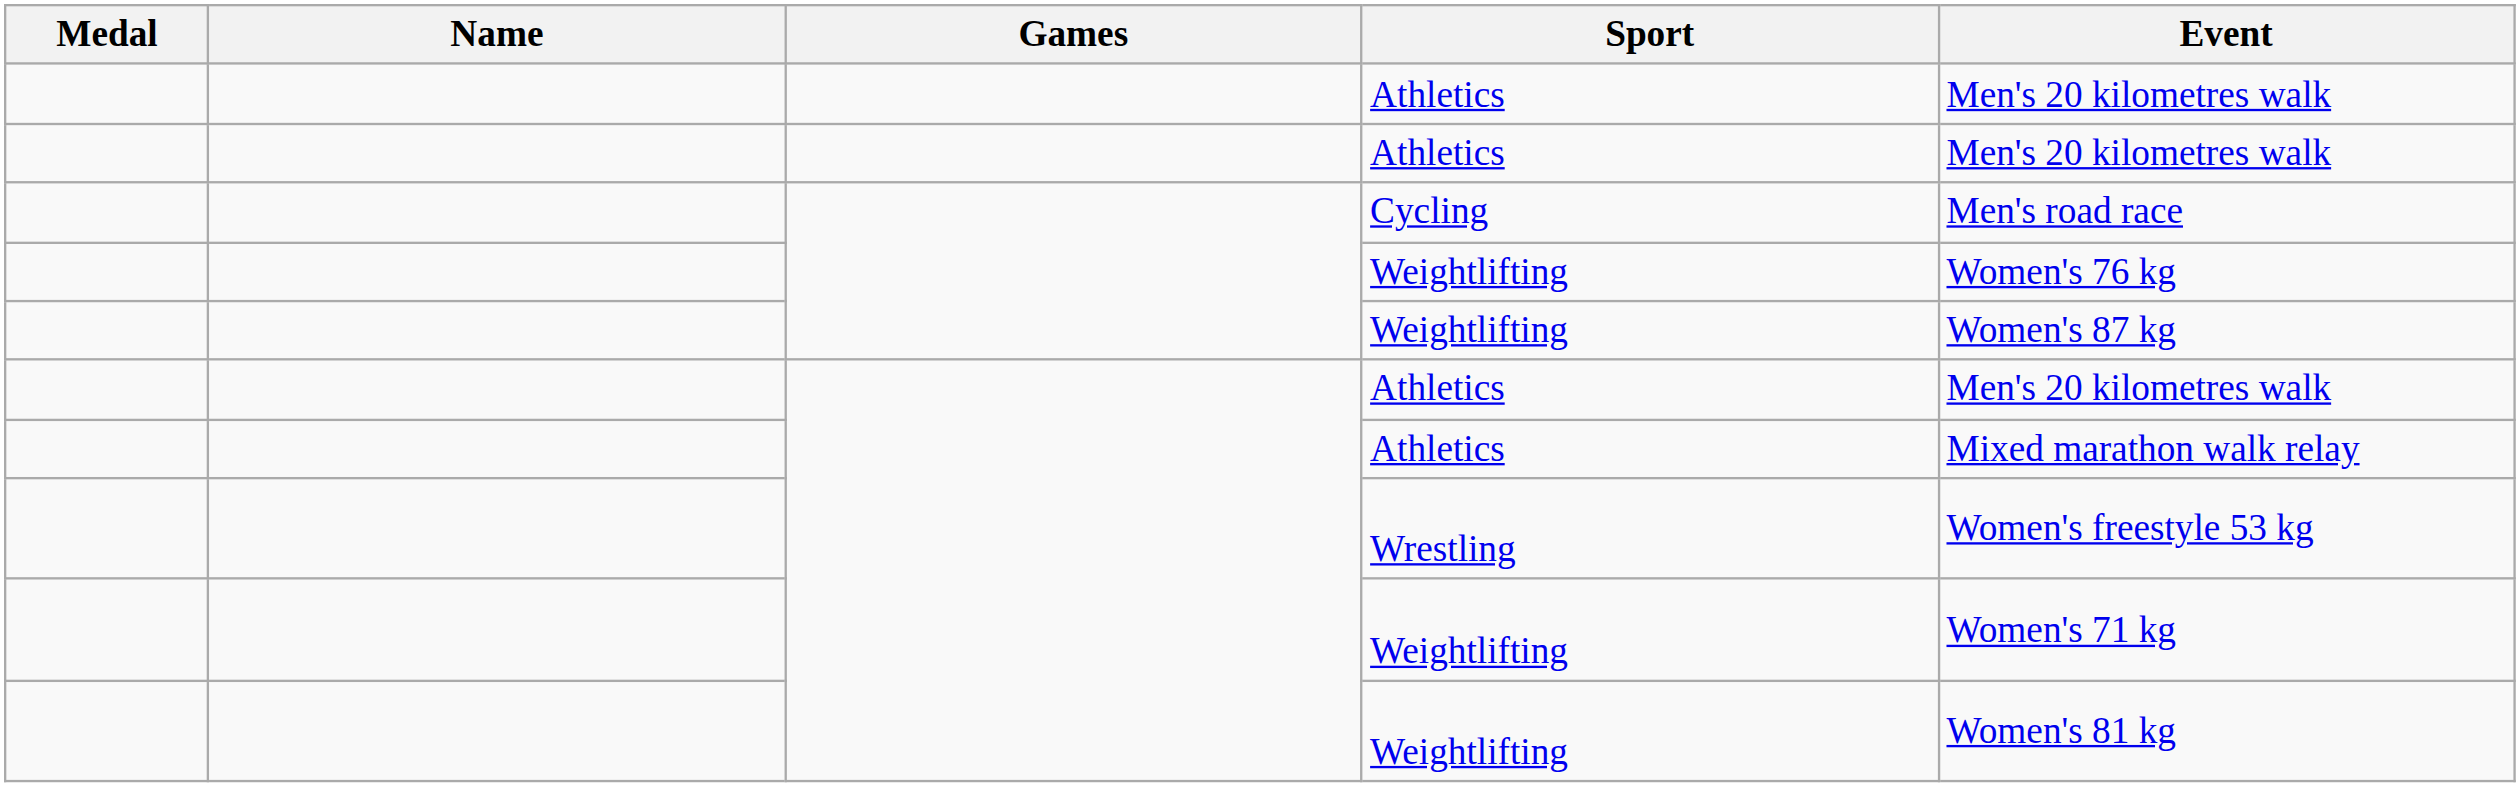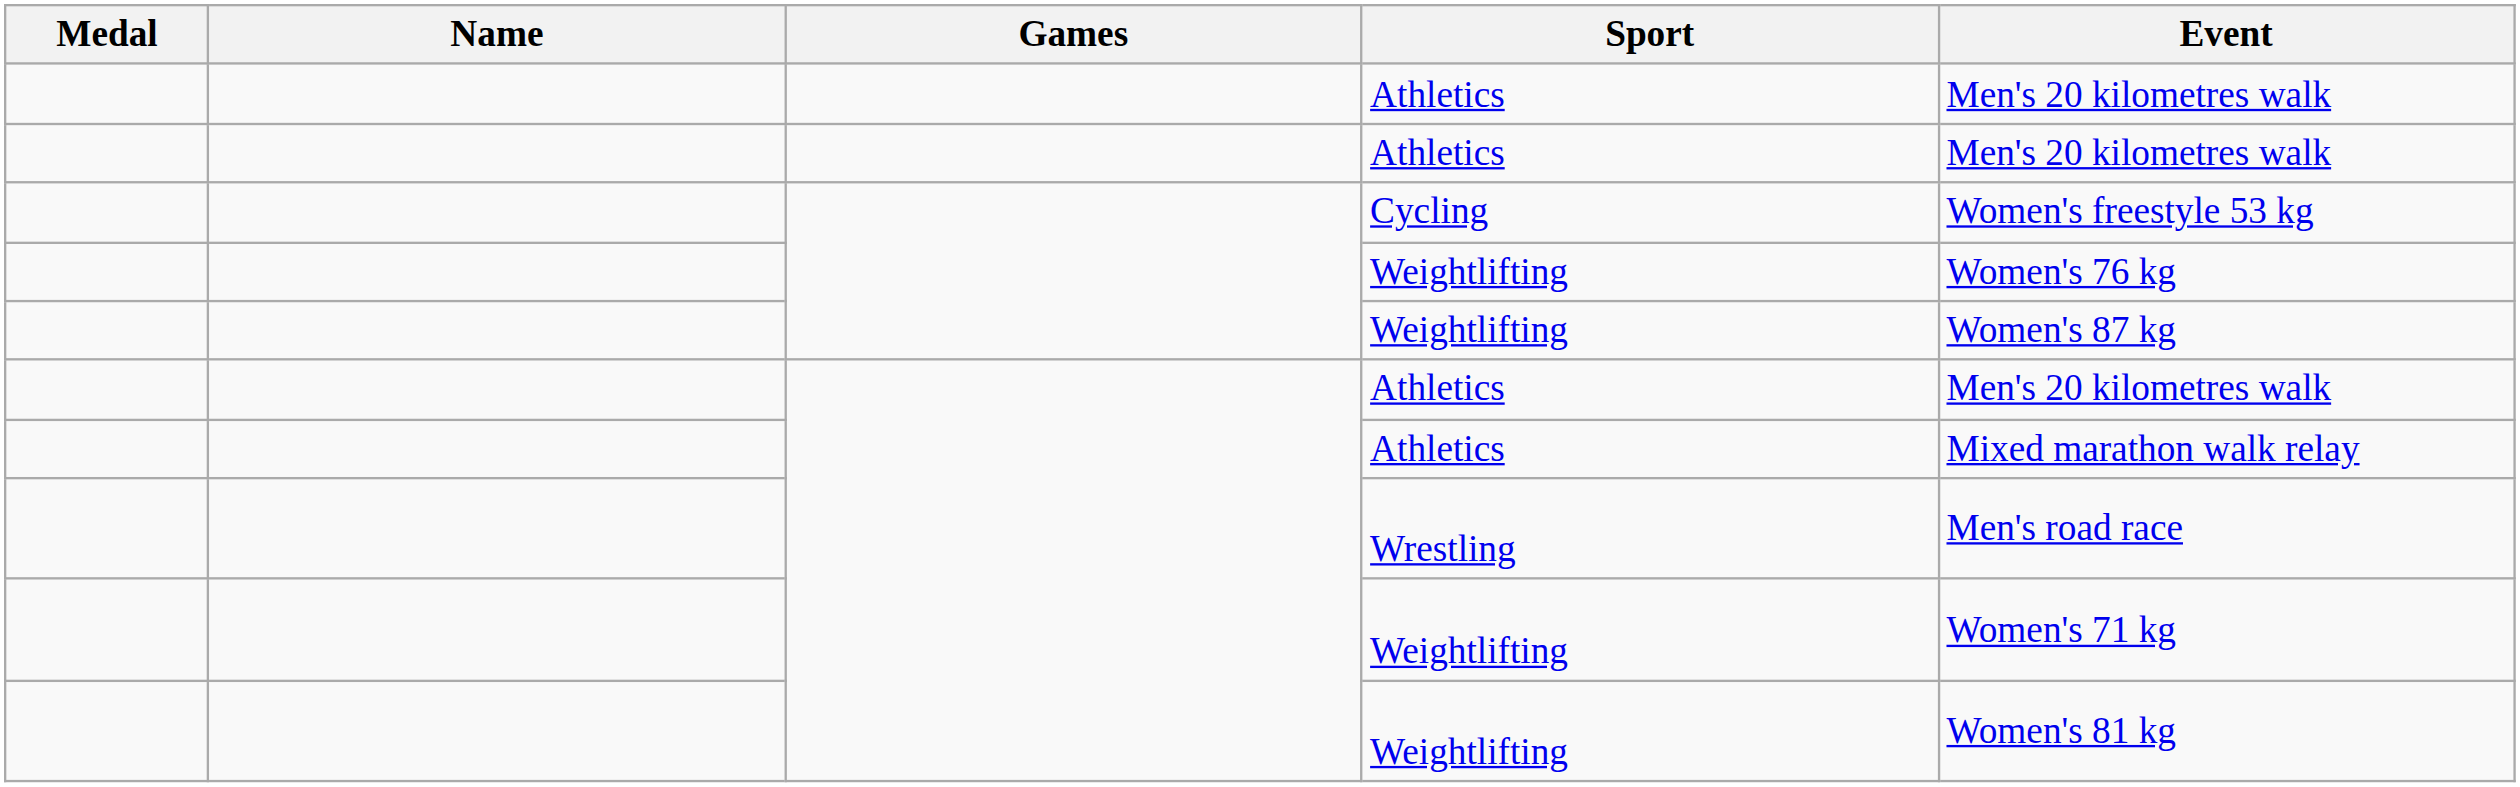(2065, 211) Men's road race -> (2130, 211) Women's freestyle 53 kg
(2130, 528) Women's freestyle 53 kg -> (2065, 528) Men's road race
